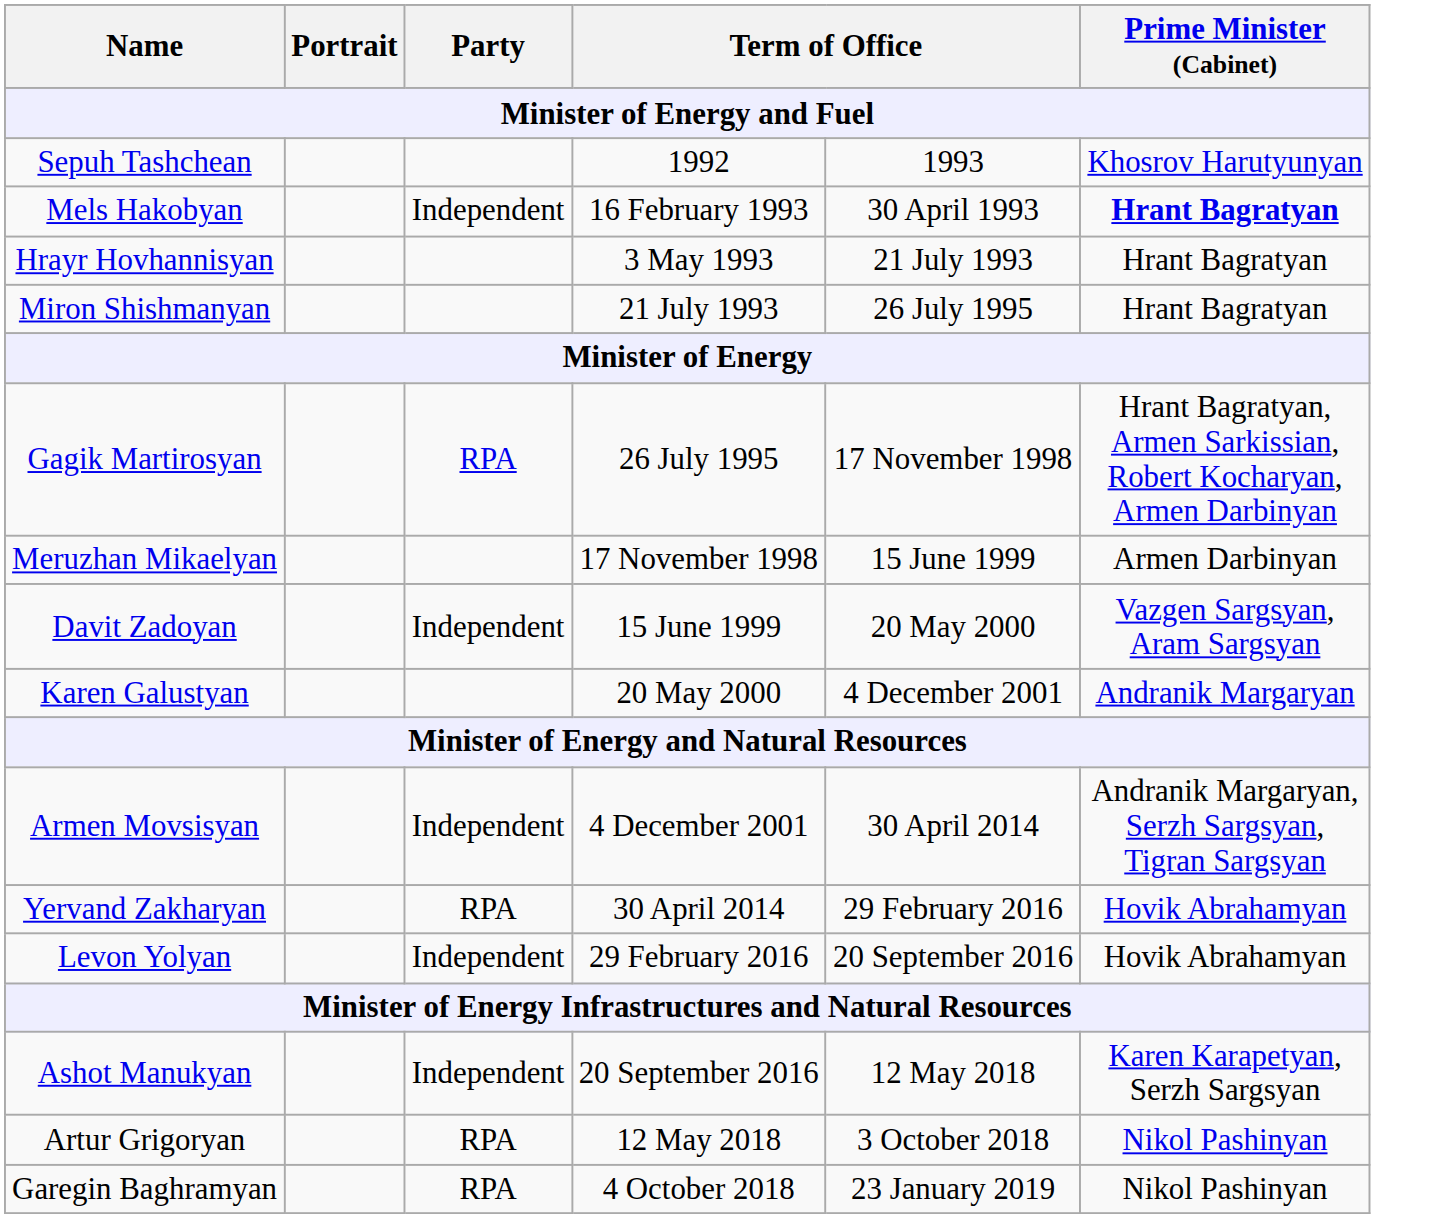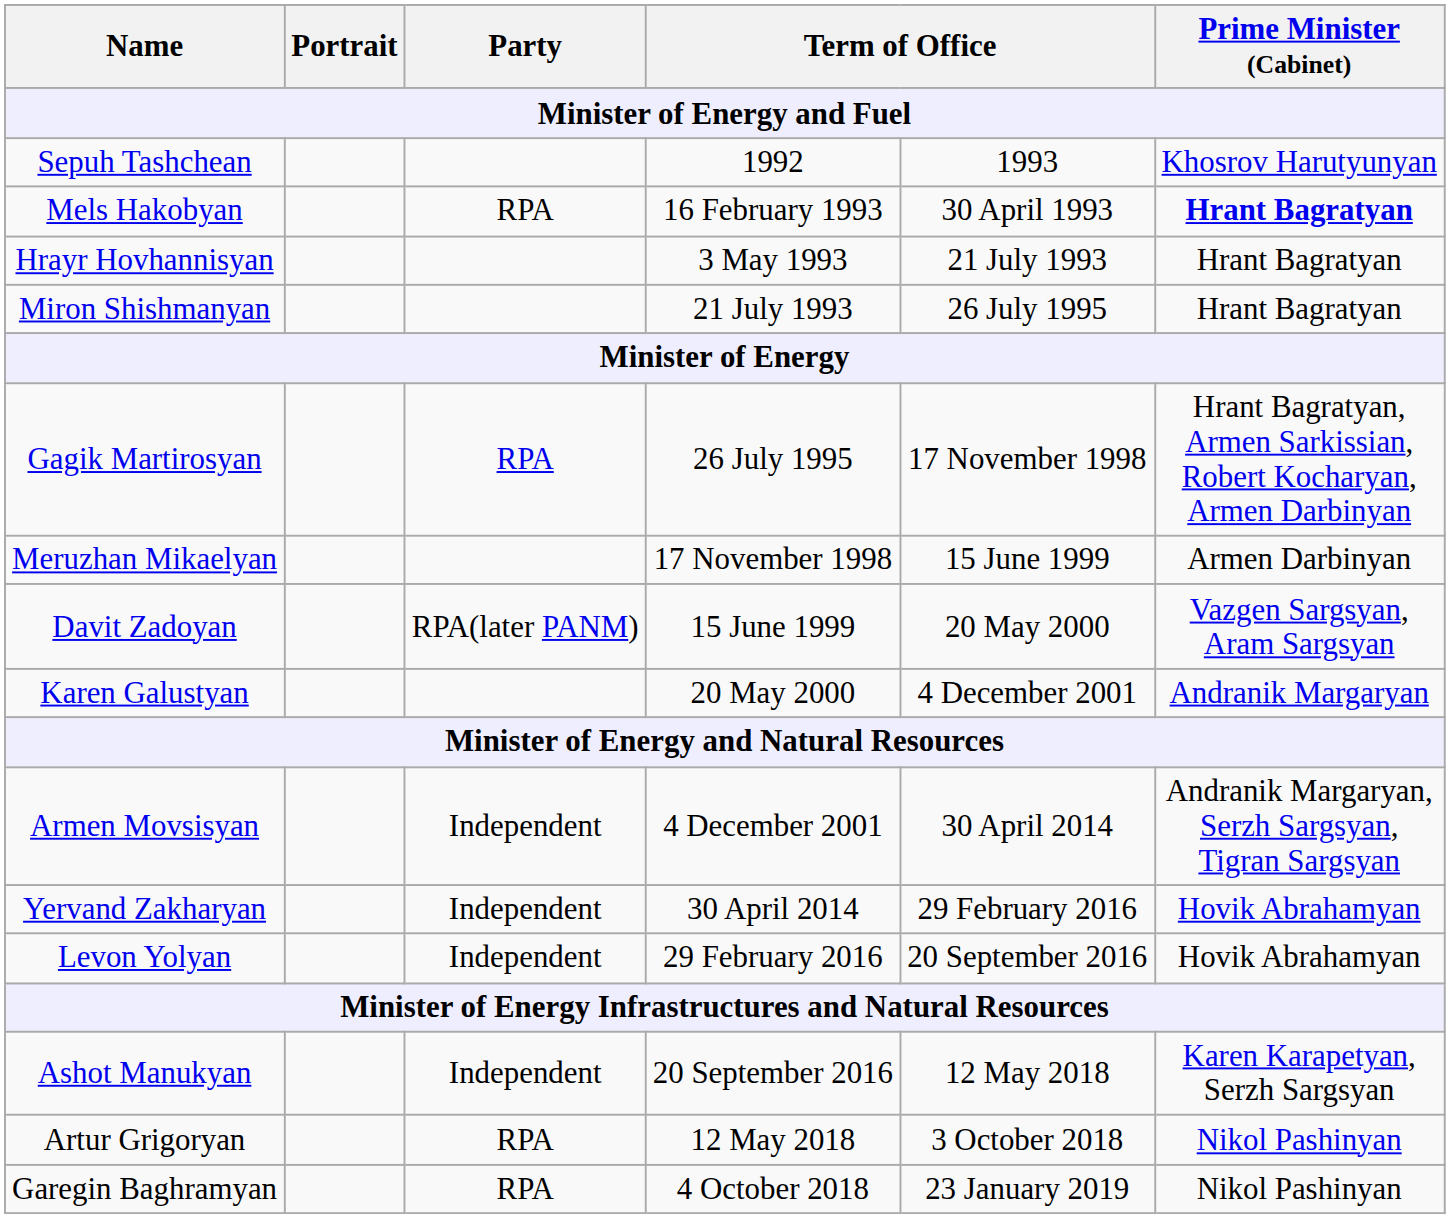(488, 210) Independent -> (525, 210) RPA
(488, 626) Independent -> (525, 626) RPA(later PANM)
(488, 908) RPA -> (525, 908) Independent
